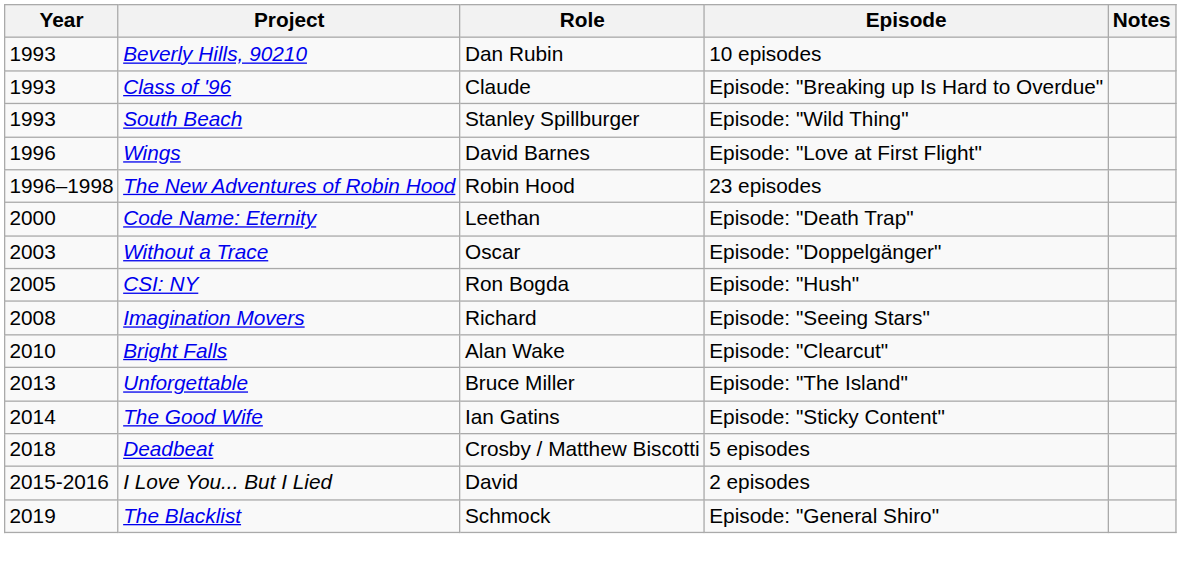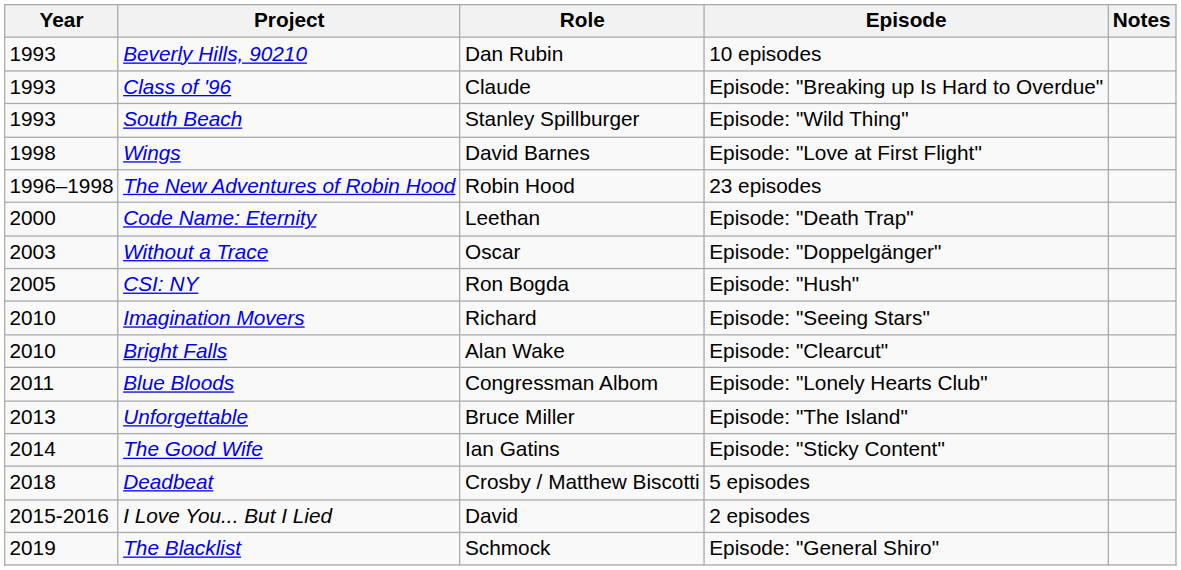(33, 152) 1996 -> (33, 152) 1998
(33, 317) 2008 -> (33, 317) 2010
+ row: (179, 383)
